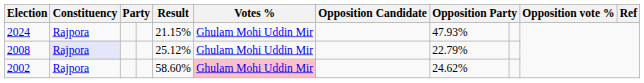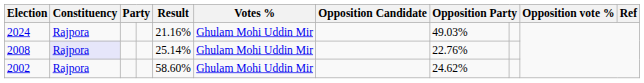(173, 31) 21.15% -> (173, 31) 21.16%
(450, 31) 47.93% -> (450, 31) 49.03%
(173, 50) 25.12% -> (173, 50) 25.14%
(450, 50) 22.79% -> (450, 50) 22.76%
(255, 68) pink background -> (255, 68) no background
